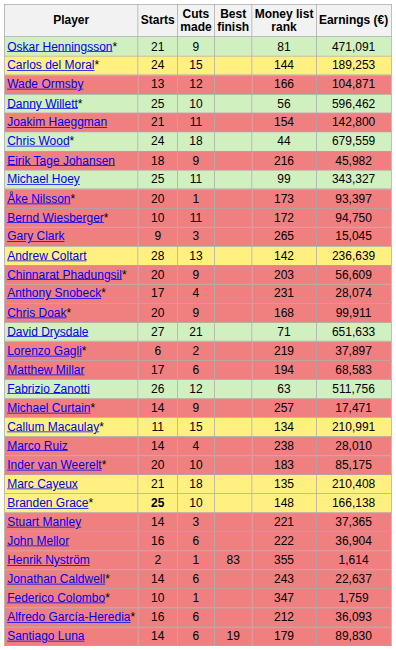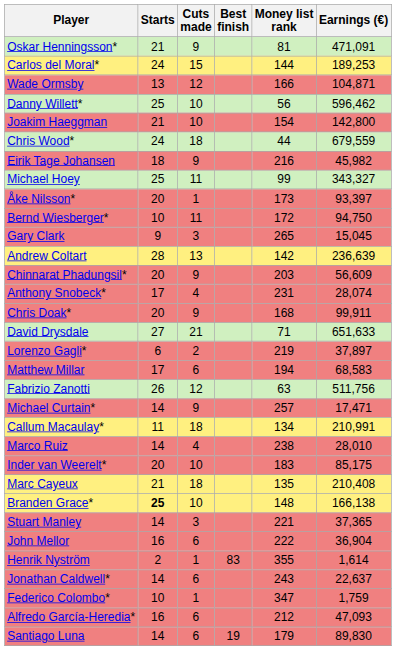(196, 122) 11 -> (196, 122) 10
(196, 427) 15 -> (196, 427) 18
(354, 617) 36,093 -> (354, 617) 47,093
